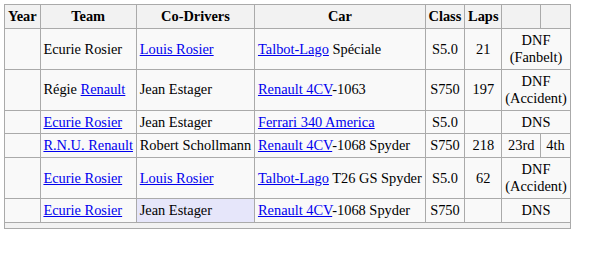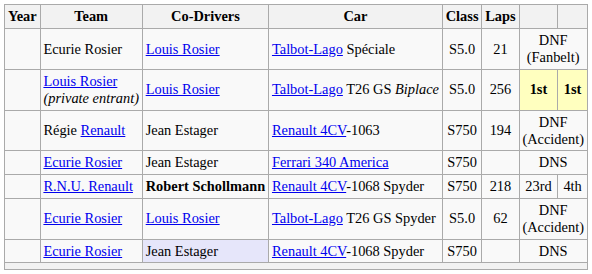+ row: (91, 89)
(483, 89) 197 -> (500, 130) 194
(445, 122) S5.0 -> (462, 162) S750
(195, 145) normal -> (205, 186) bold
